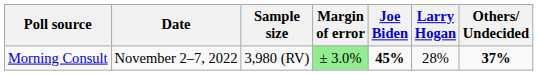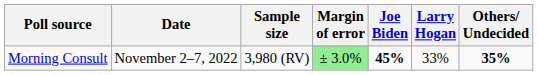(435, 58) 28% -> (435, 58) 33%
(496, 58) 37% -> (496, 58) 35%
